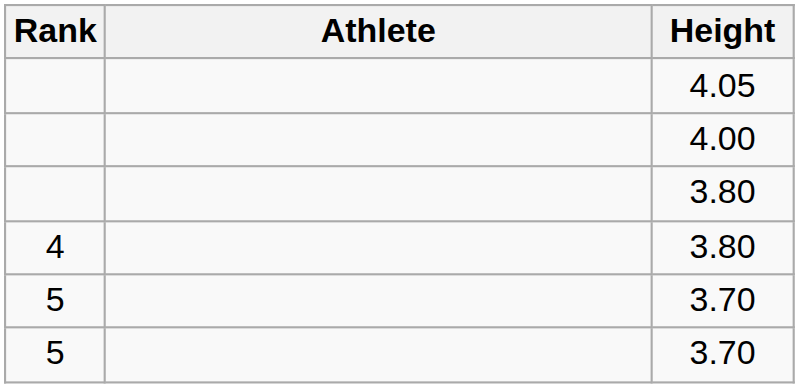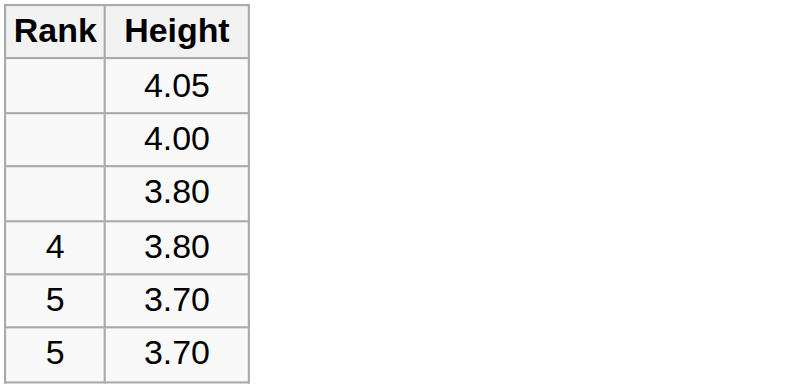- column: (378, 31)
